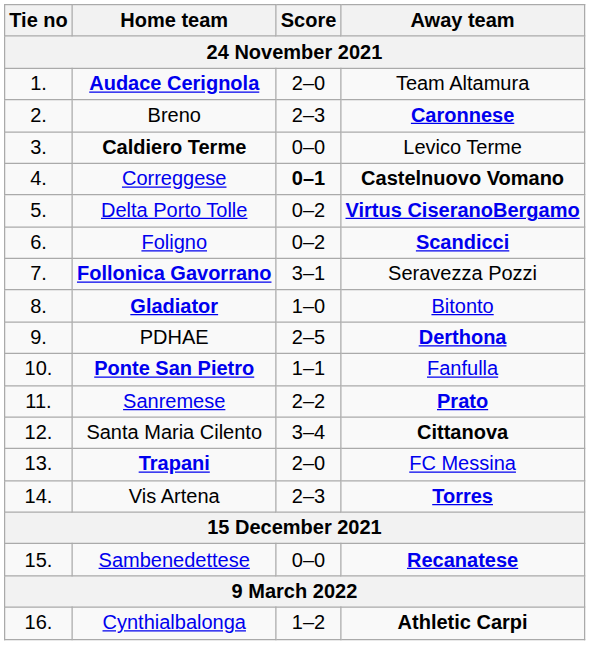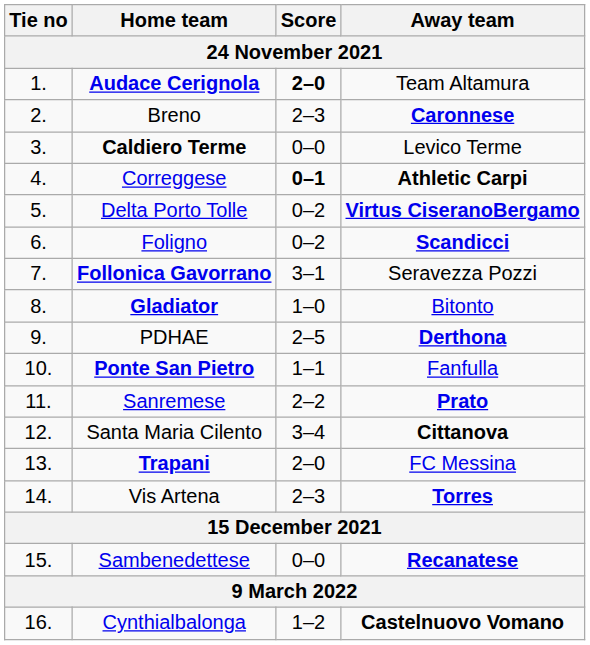(308, 83) normal -> (308, 83) bold
(463, 178) Castelnuovo Vomano -> (463, 178) Athletic Carpi
(463, 623) Athletic Carpi -> (463, 623) Castelnuovo Vomano
